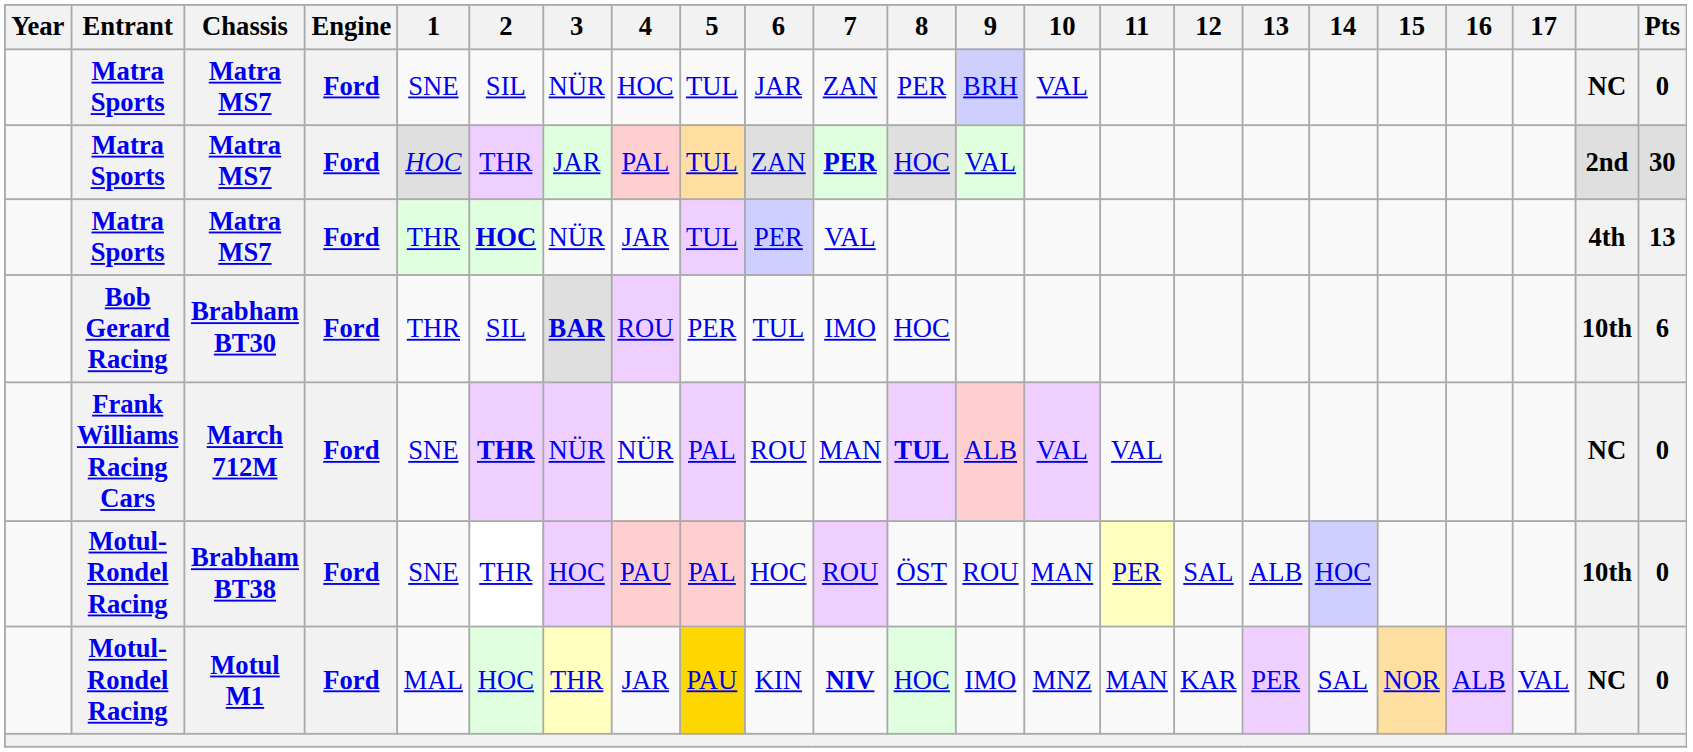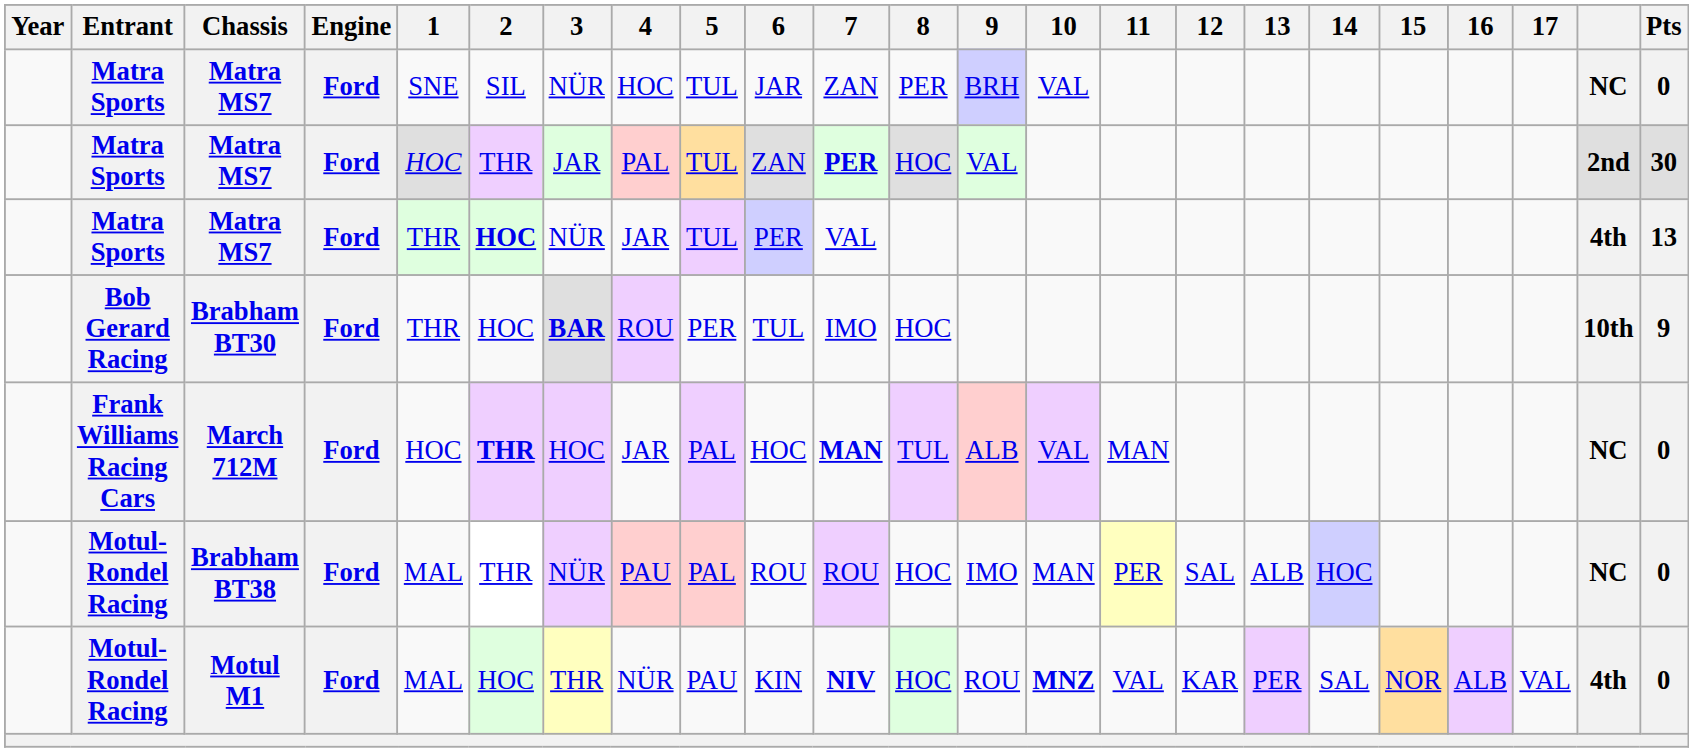(506, 328) SIL -> (506, 328) HOC
(1662, 328) 6 -> (1664, 328) 9
(433, 450) SNE -> (433, 450) HOC
(577, 450) NÜR -> (577, 450) HOC
(645, 450) NÜR -> (645, 450) JAR
(778, 450) ROU -> (778, 450) HOC
(850, 450) normal -> (851, 450) bold
(922, 450) bold -> (923, 450) normal
(1137, 450) VAL -> (1138, 450) MAN
(433, 573) SNE -> (433, 573) MAL
(577, 573) HOC -> (577, 573) NÜR
(778, 573) HOC -> (778, 573) ROU
(922, 573) ÖST -> (923, 573) HOC
(990, 573) ROU -> (992, 573) IMO
(1607, 573) 10th -> (1608, 573) NC
(645, 680) JAR -> (645, 680) NÜR
(712, 680) gold background -> (712, 680) no background
(990, 680) IMO -> (992, 680) ROU
(1062, 680) normal -> (1064, 680) bold
(1137, 680) MAN -> (1138, 680) VAL
(1607, 680) NC -> (1608, 680) 4th
